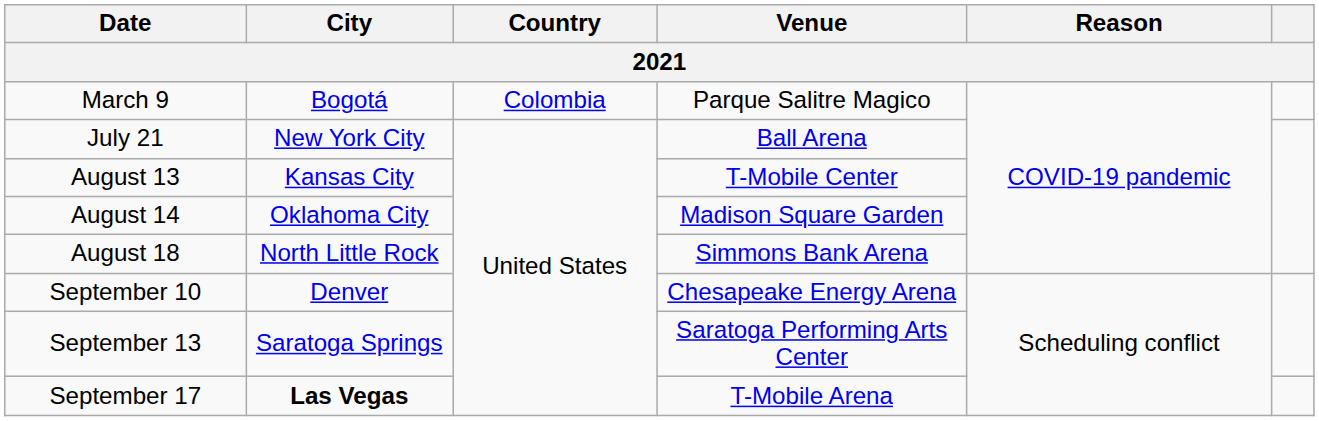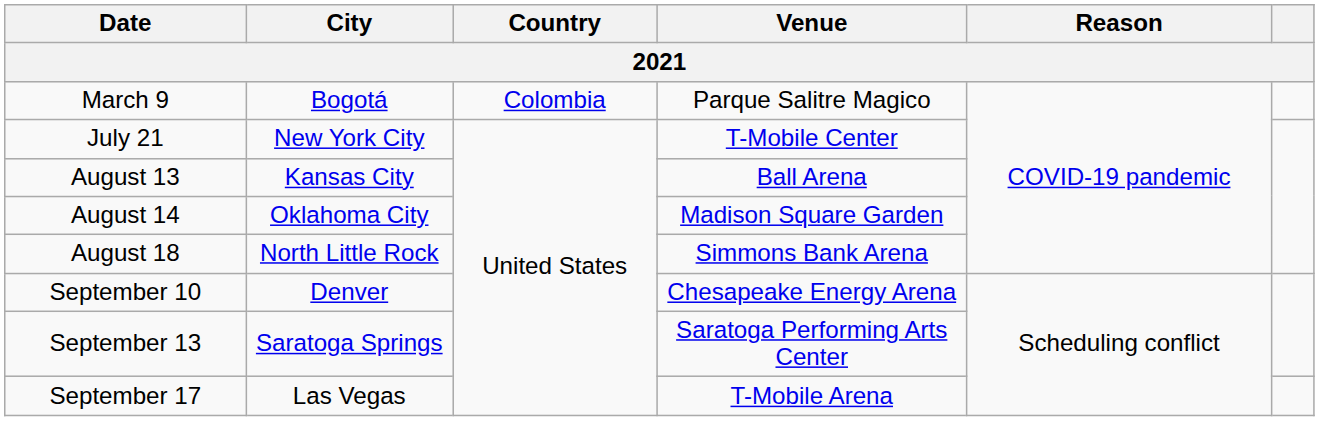(812, 138) Ball Arena -> (812, 138) T-Mobile Center
(812, 176) T-Mobile Center -> (812, 176) Ball Arena
(349, 395) bold -> (349, 395) normal
